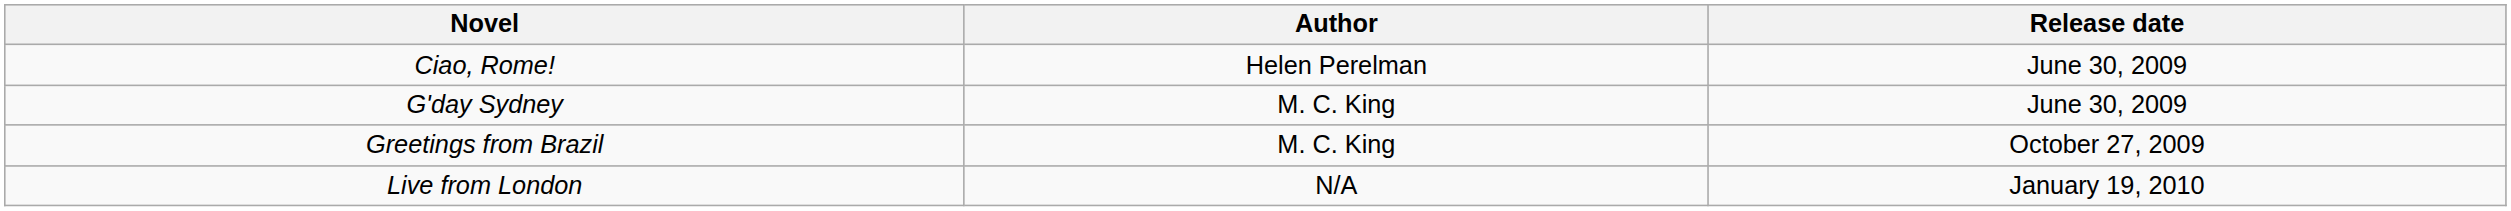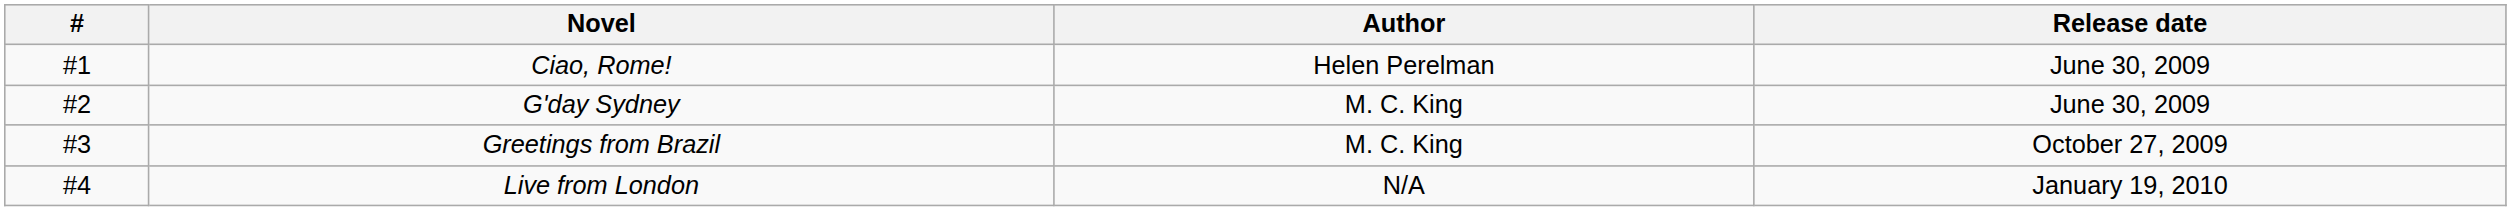+ column: (77, 24)
